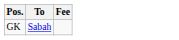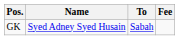+ column: (77, 12)
